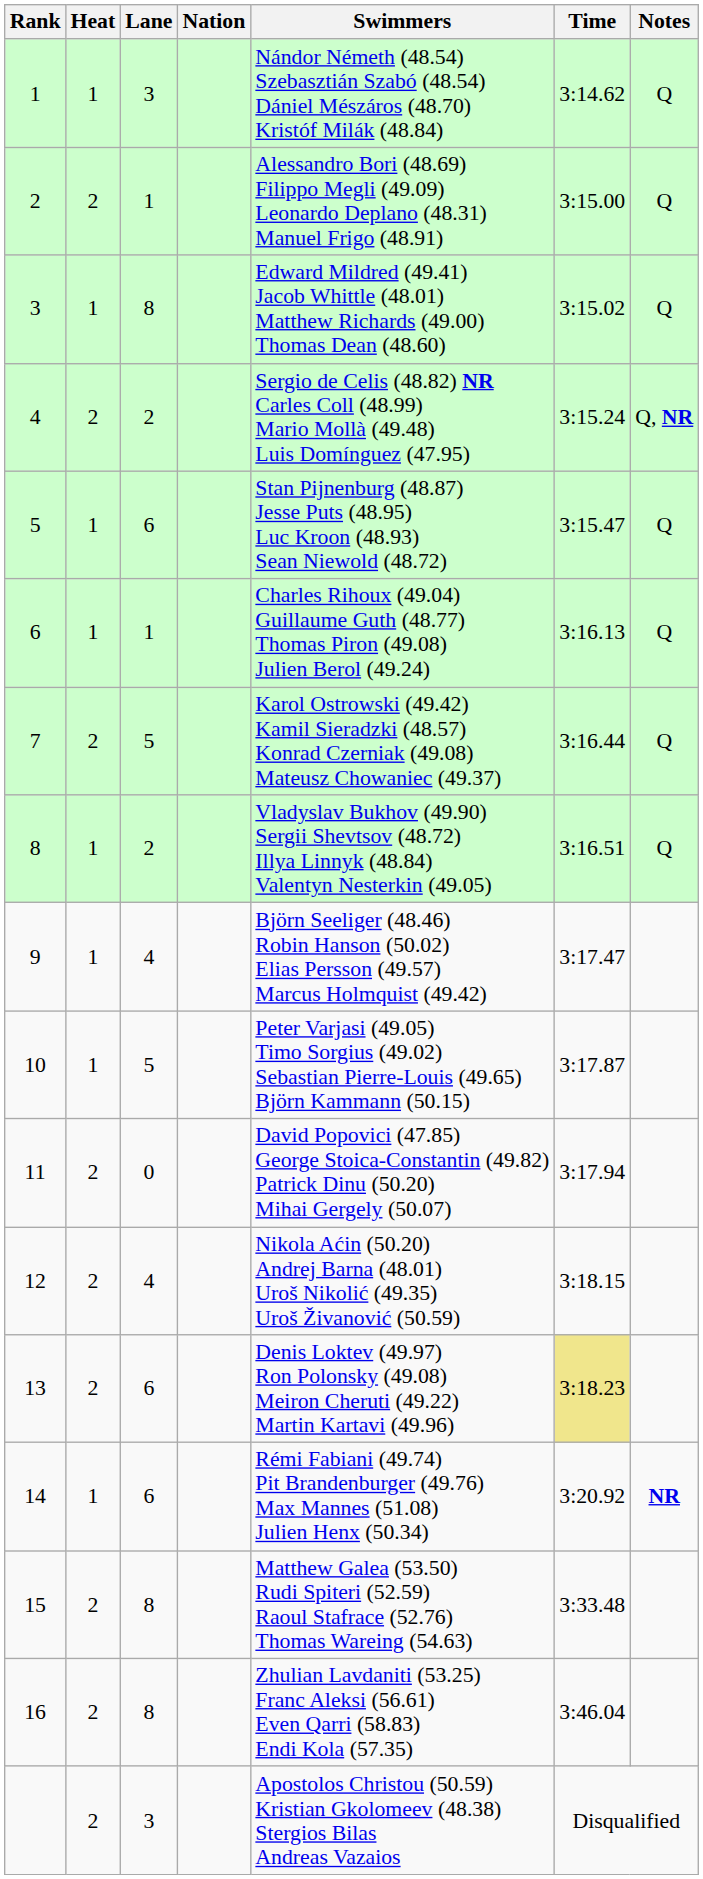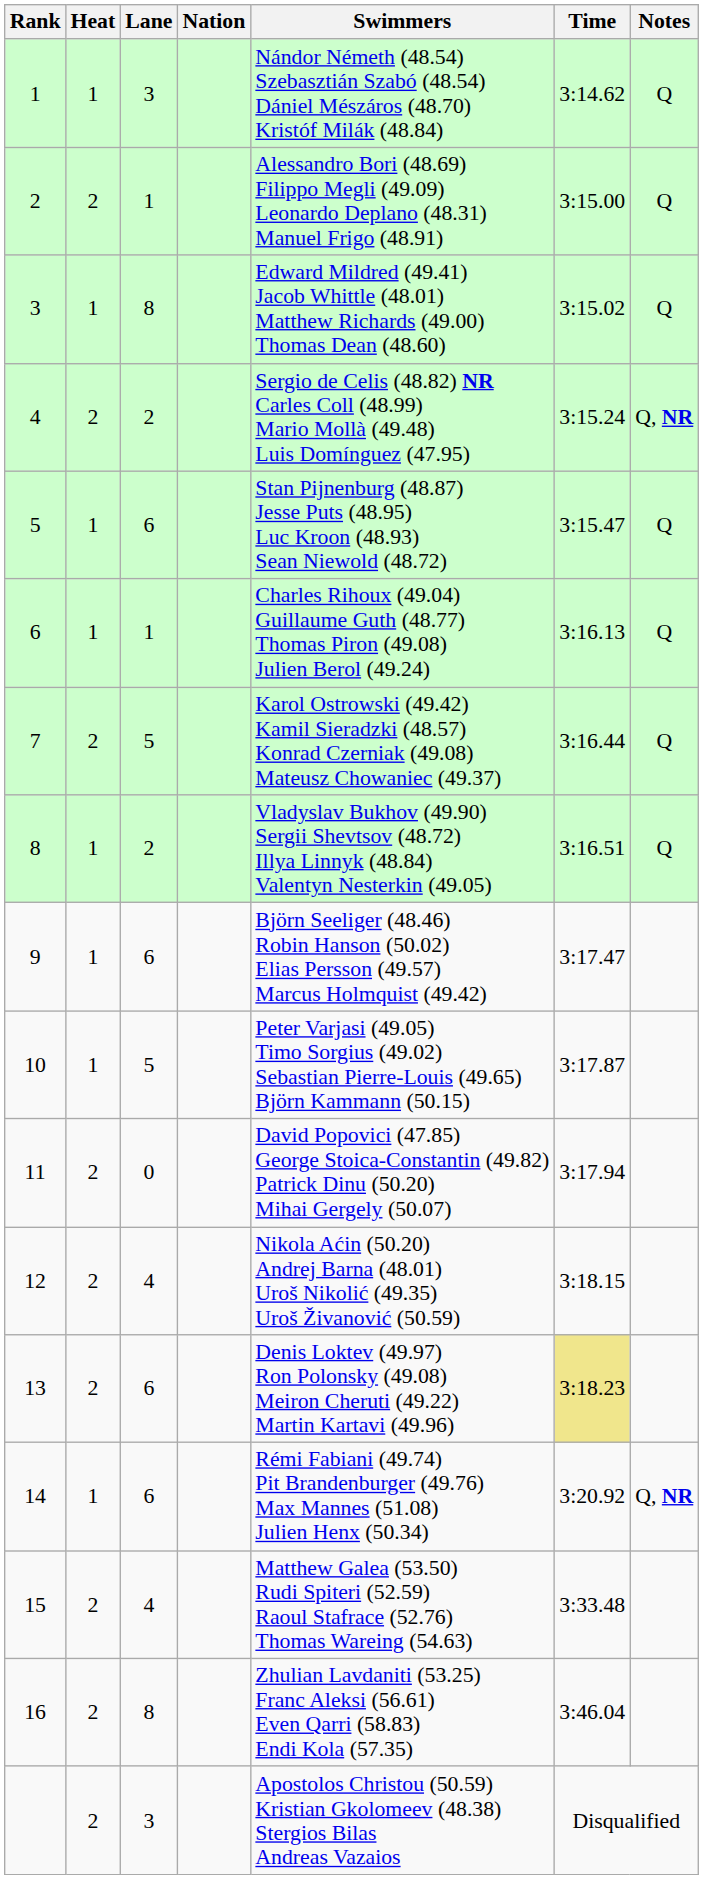(149, 956) 4 -> (149, 956) 6
(664, 1496) NR -> (664, 1496) Q, NR
(149, 1604) 8 -> (149, 1604) 4
